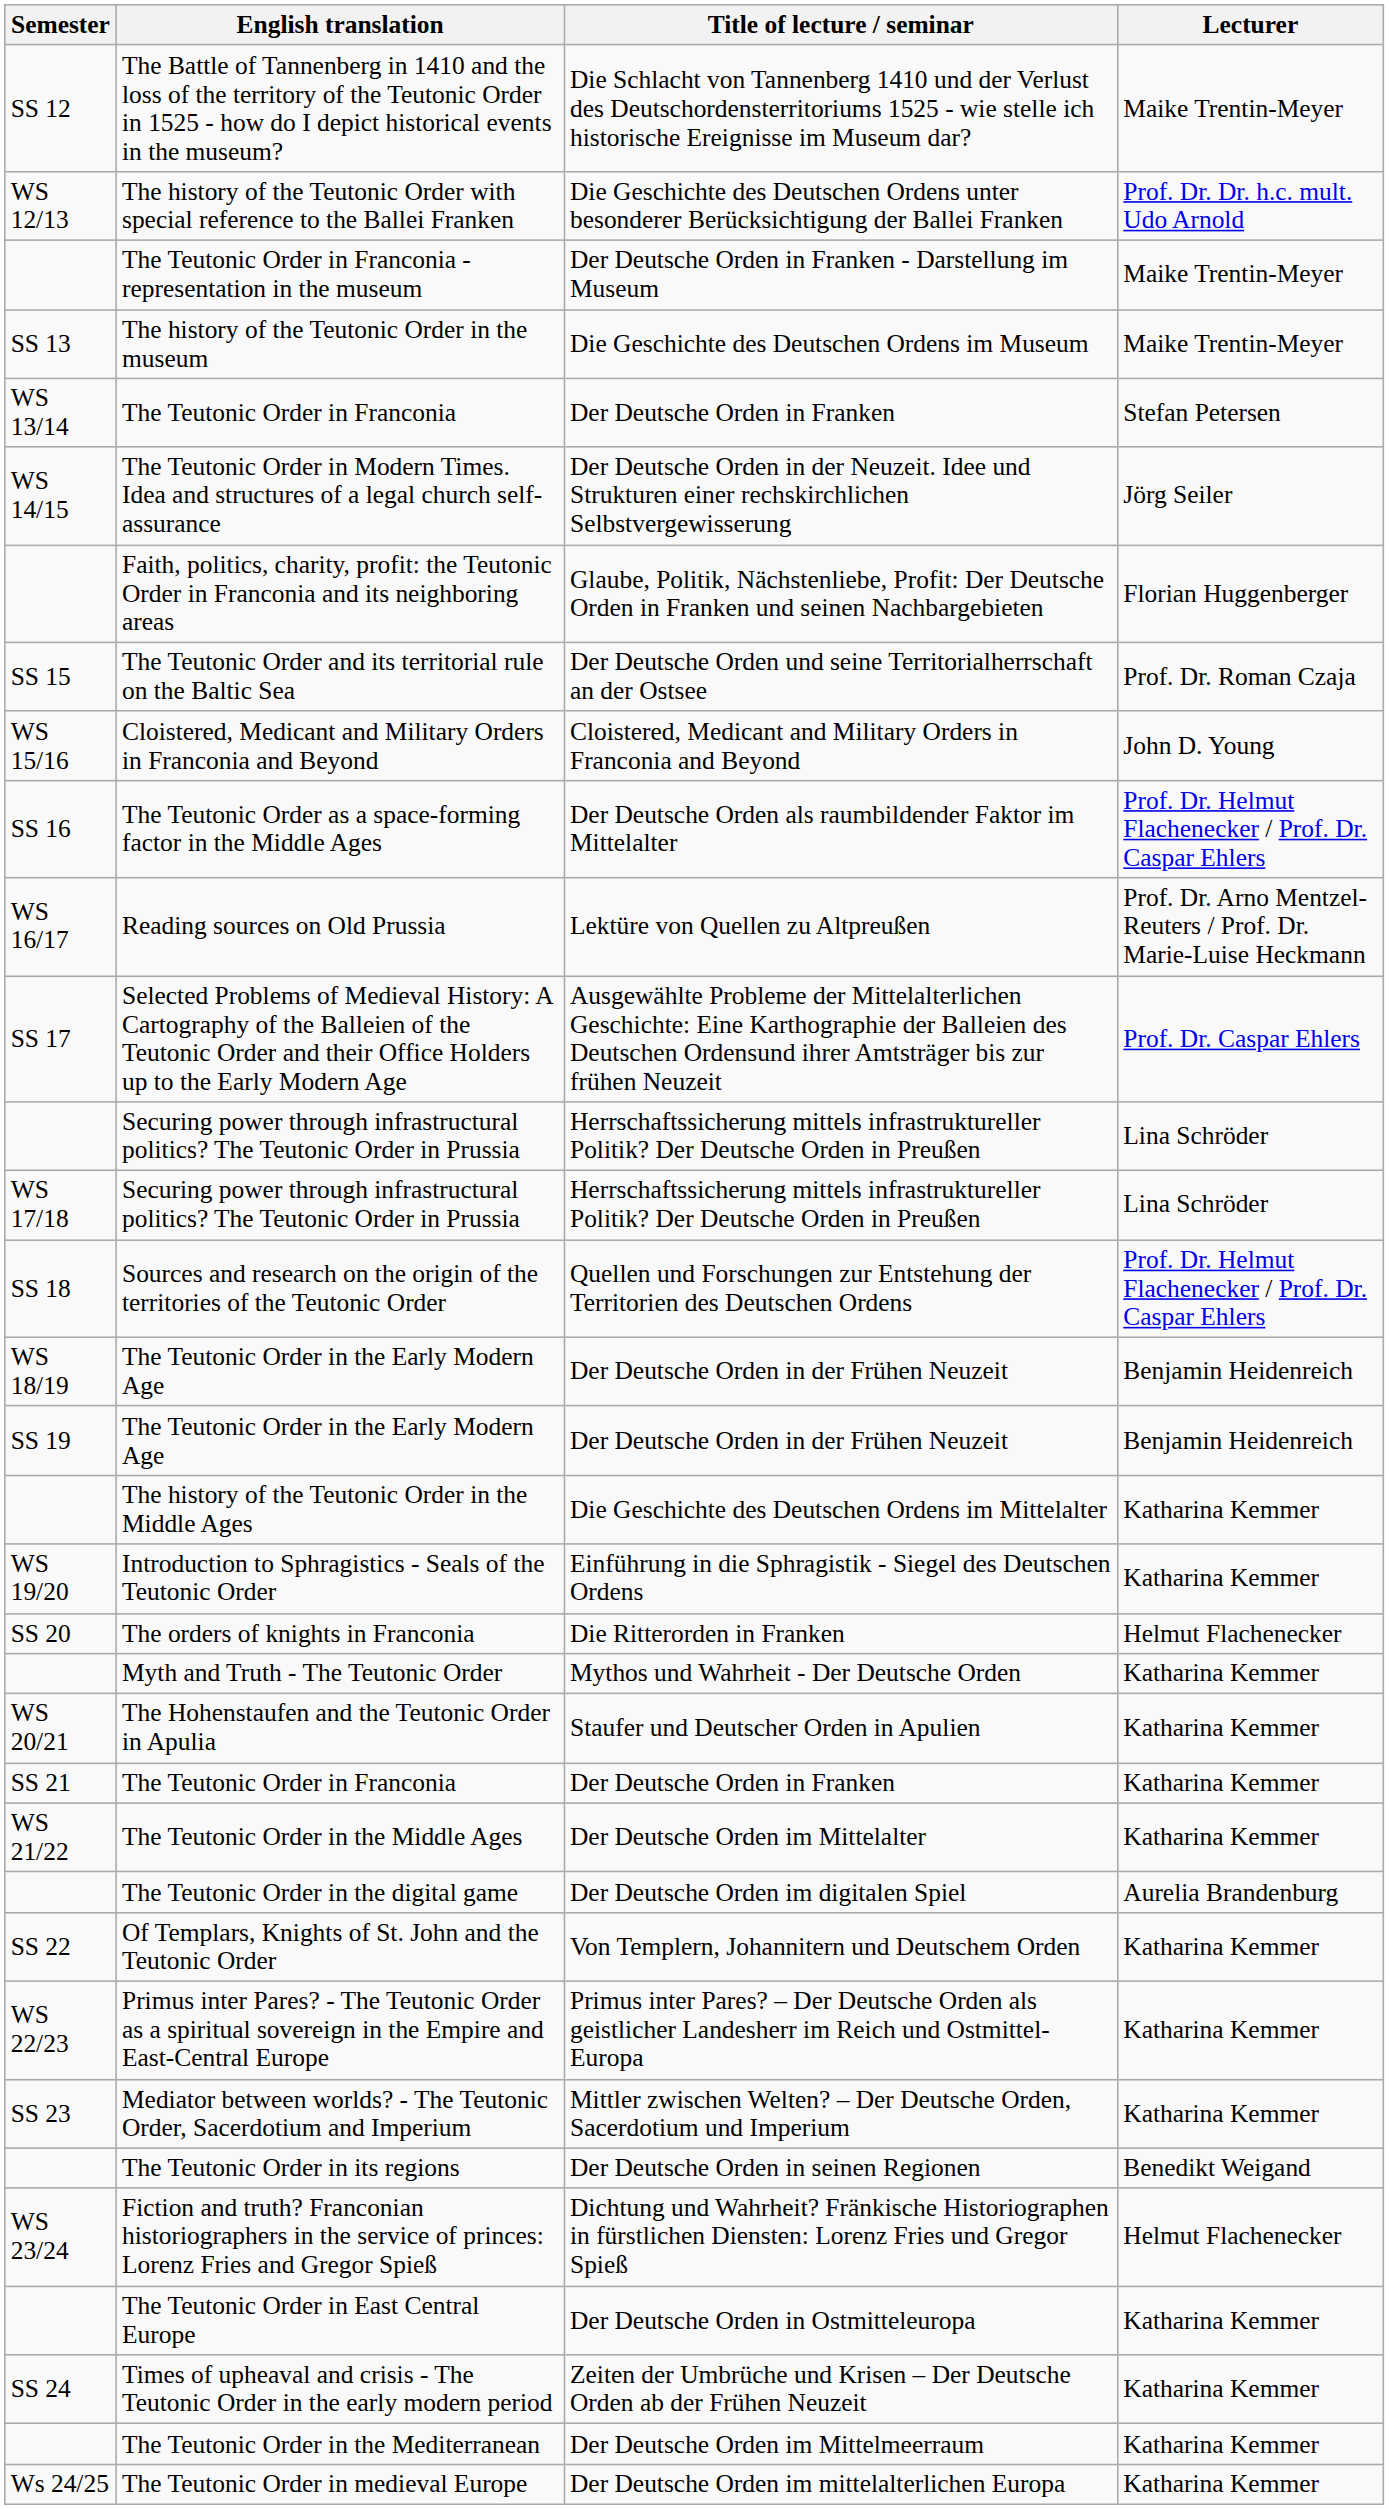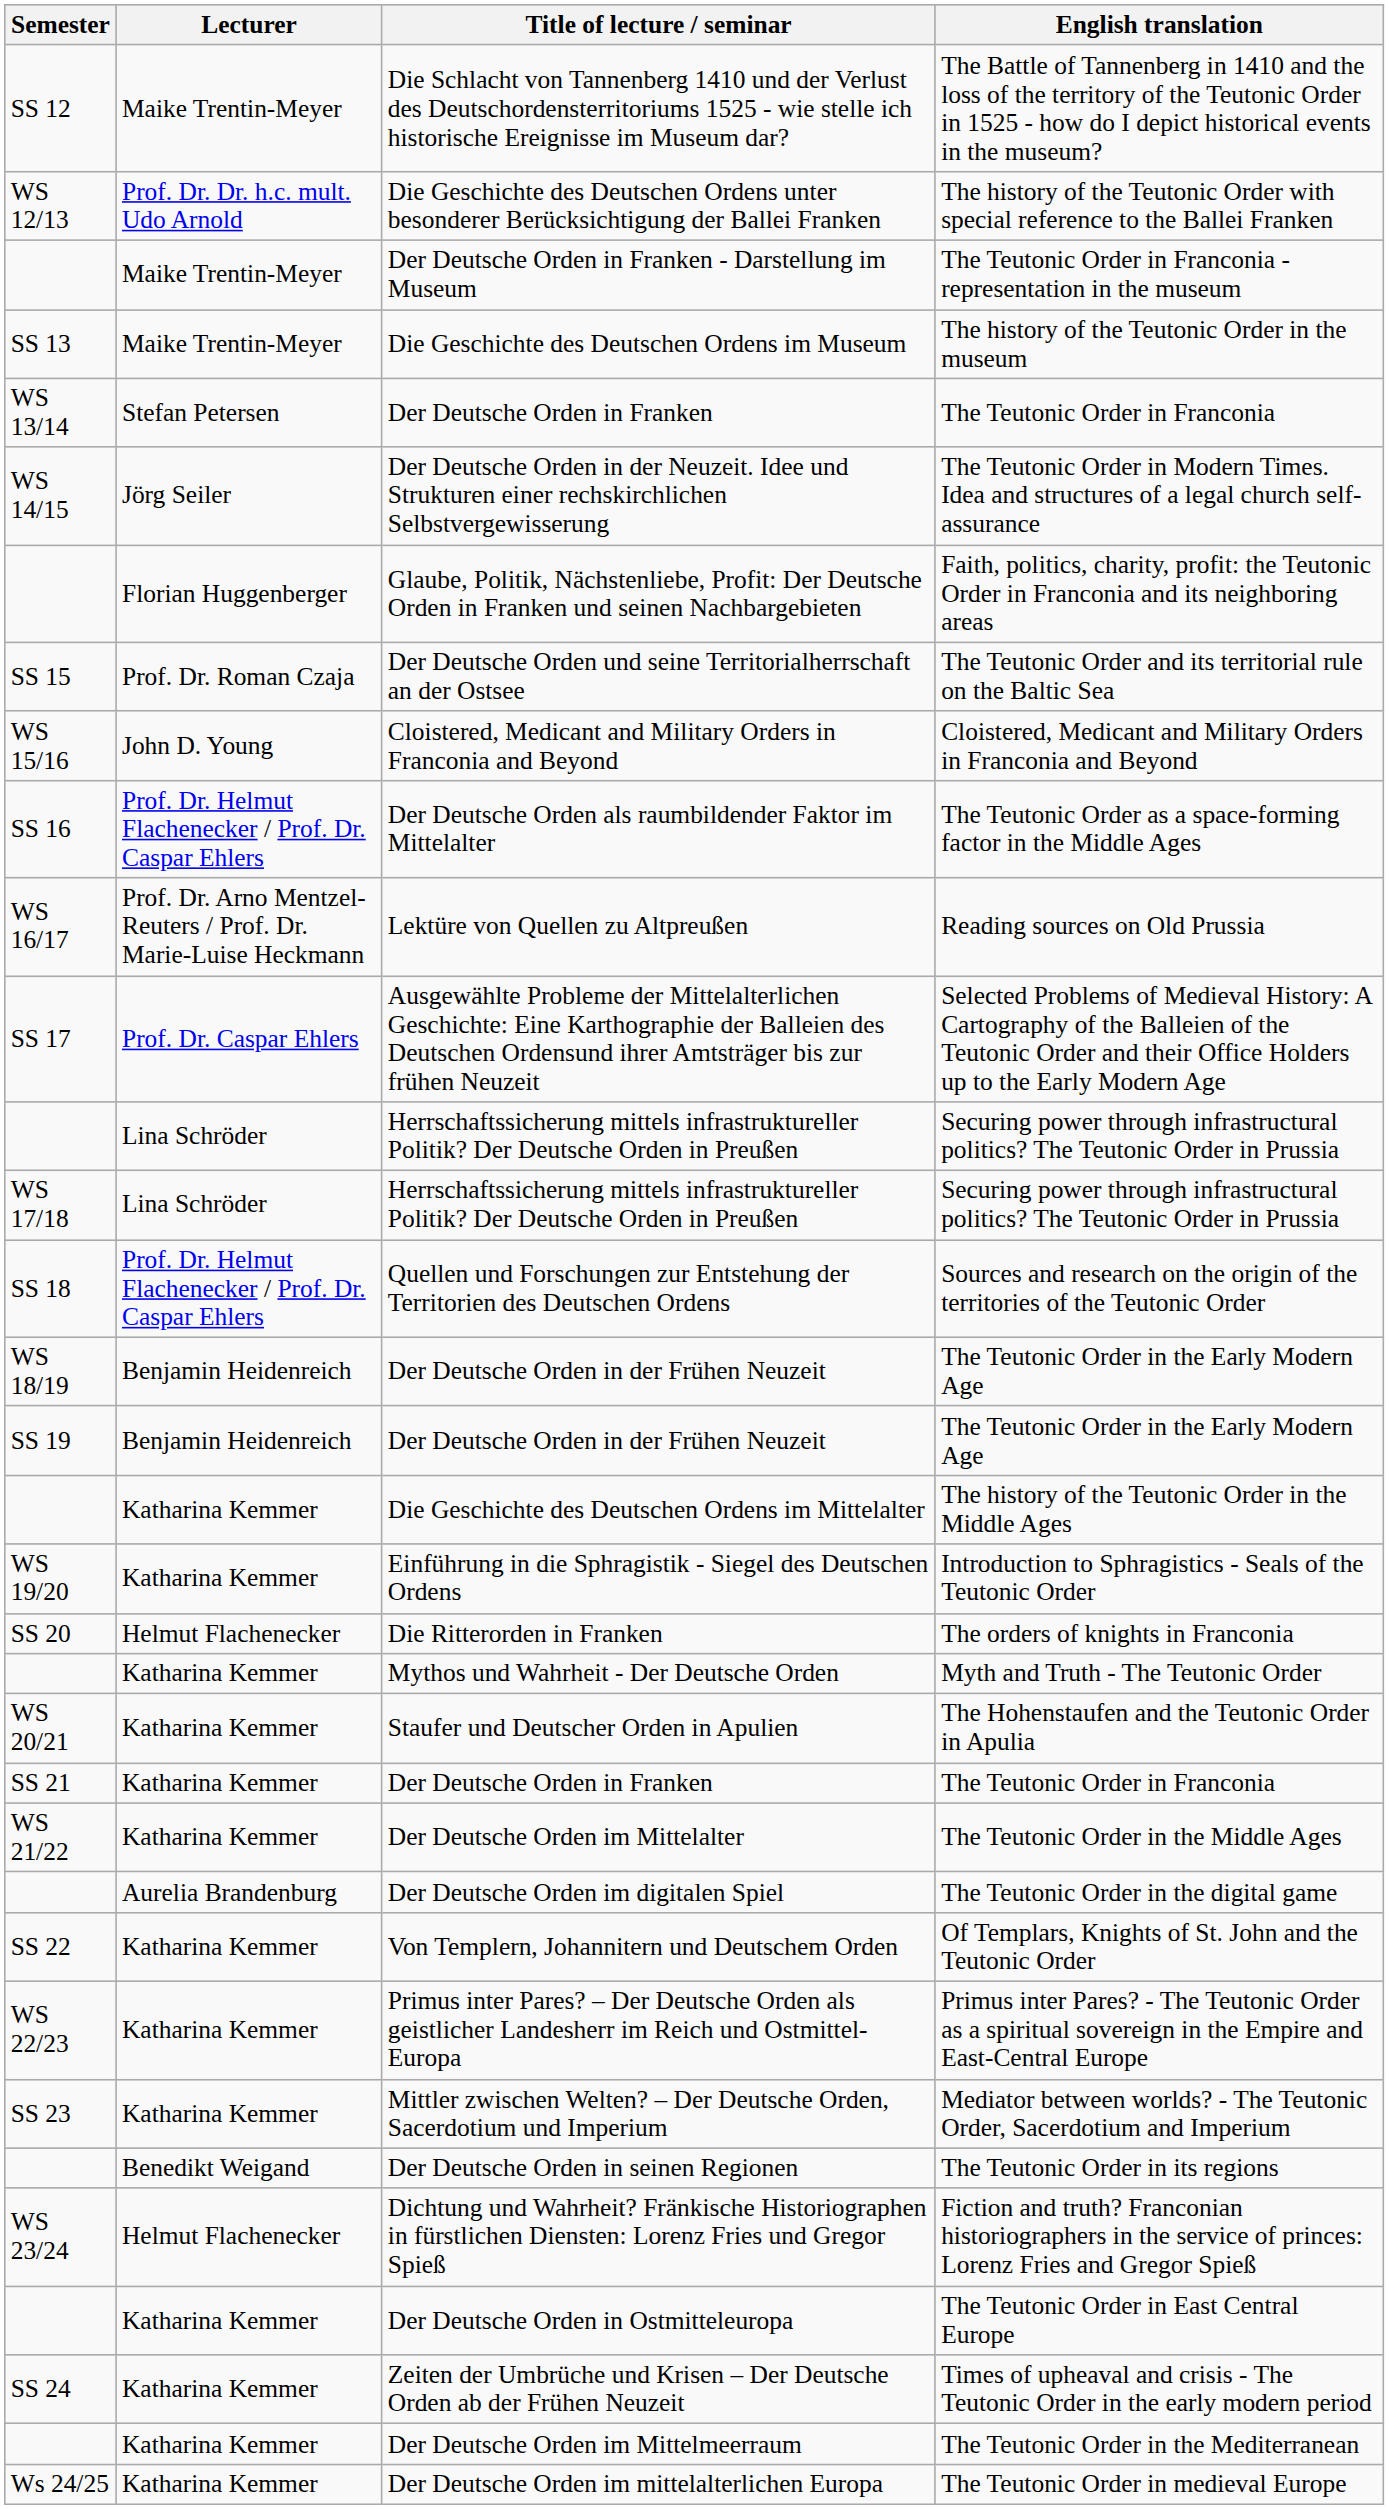columns swapped: (1250, 24) <-> (340, 24)
